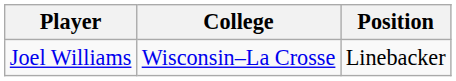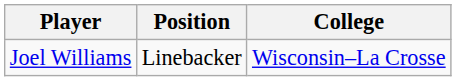columns swapped: (396, 22) <-> (239, 22)
